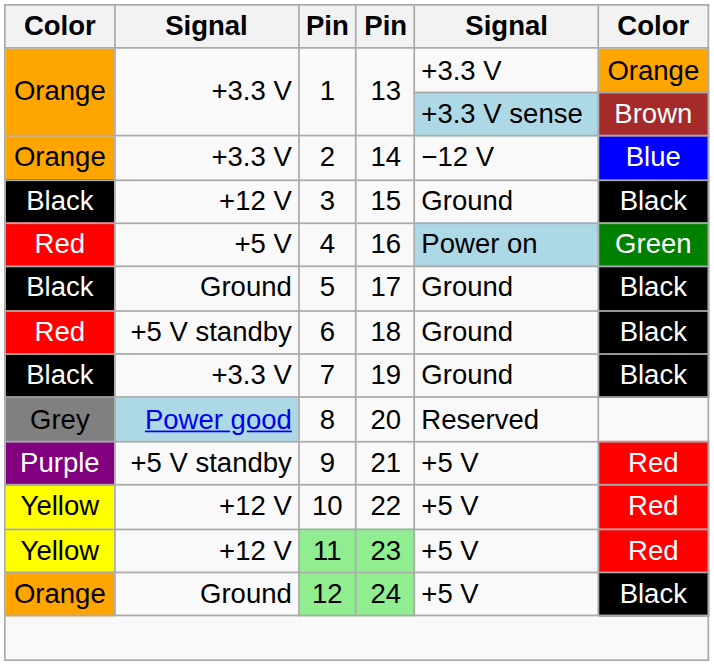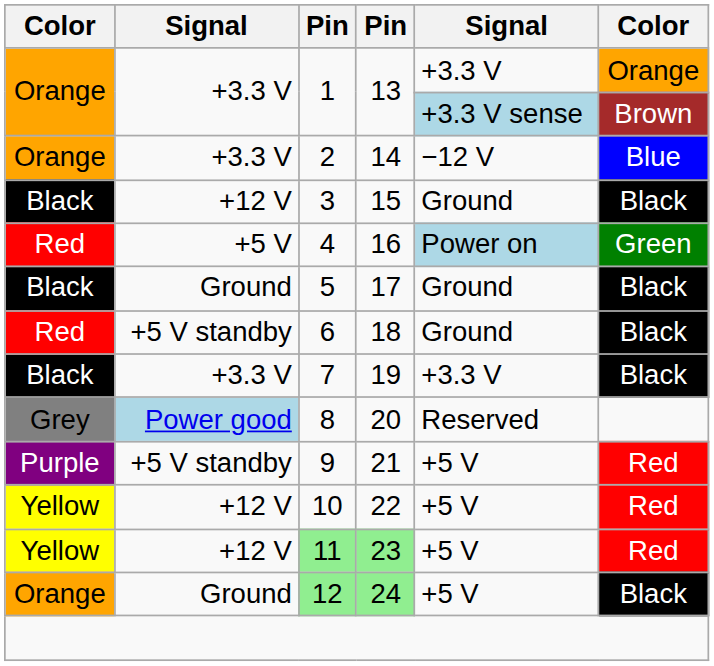(467, 375) Ground -> (462, 375) +3.3 V
